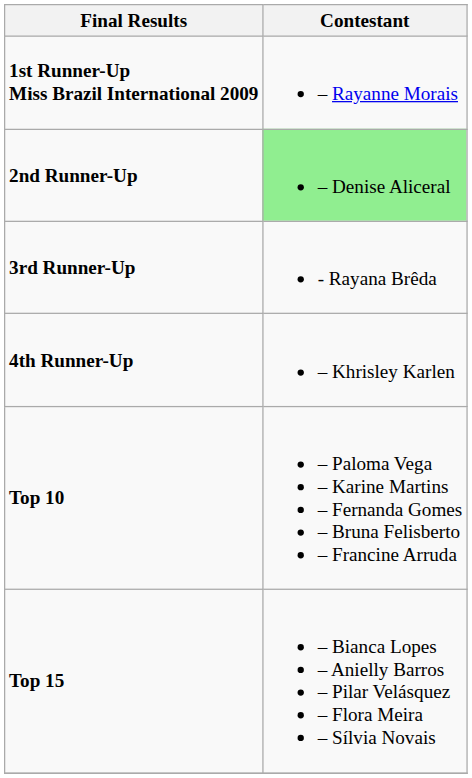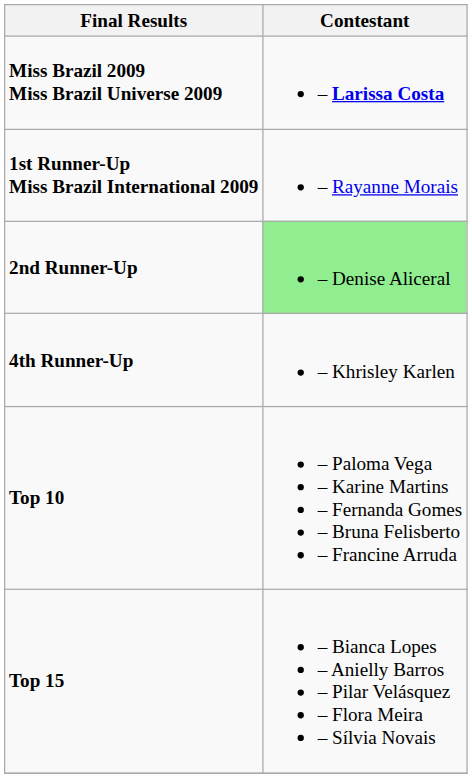+ row: (116, 82)
- row: (72, 267)
